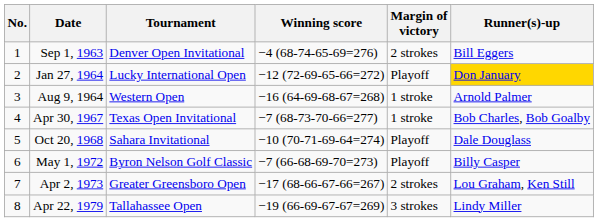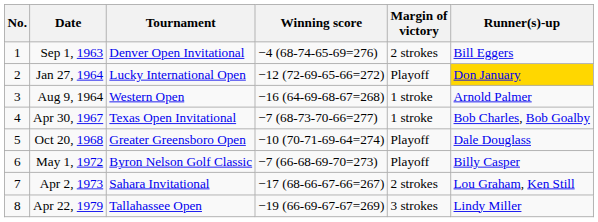(159, 140) Sahara Invitational -> (178, 140) Greater Greensboro Open
(178, 183) Greater Greensboro Open -> (159, 183) Sahara Invitational
